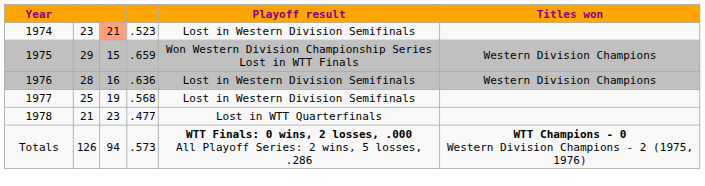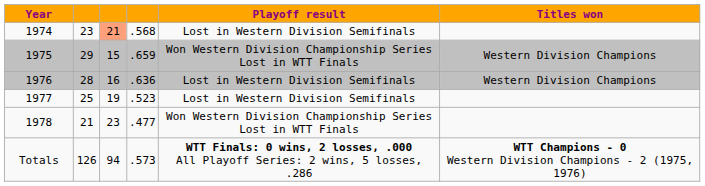(142, 31) .523 -> (142, 31) .568
(142, 98) .568 -> (142, 98) .523
(299, 116) Lost in WTT Quarterfinals -> (299, 123) Won Western Division Championship Series Lost in WTT Finals
